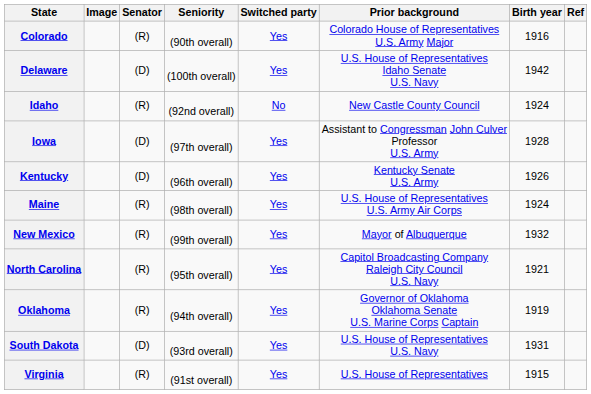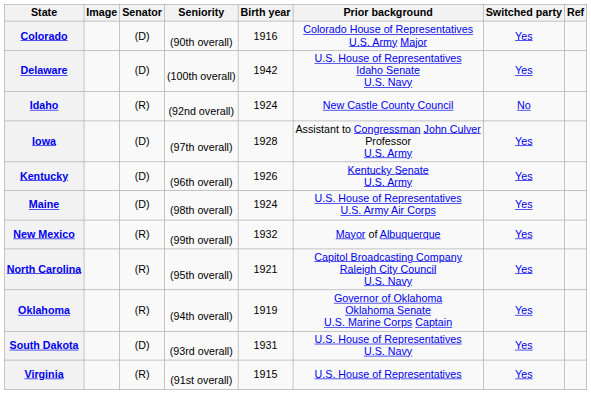columns swapped: (279, 13) <-> (537, 13)
(142, 36) (R) -> (142, 36) (D)
(142, 205) (R) -> (142, 205) (D)
